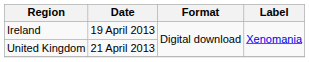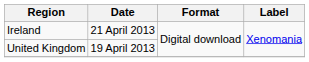(123, 30) 19 April 2013 -> (123, 30) 21 April 2013
(123, 48) 21 April 2013 -> (123, 48) 19 April 2013
